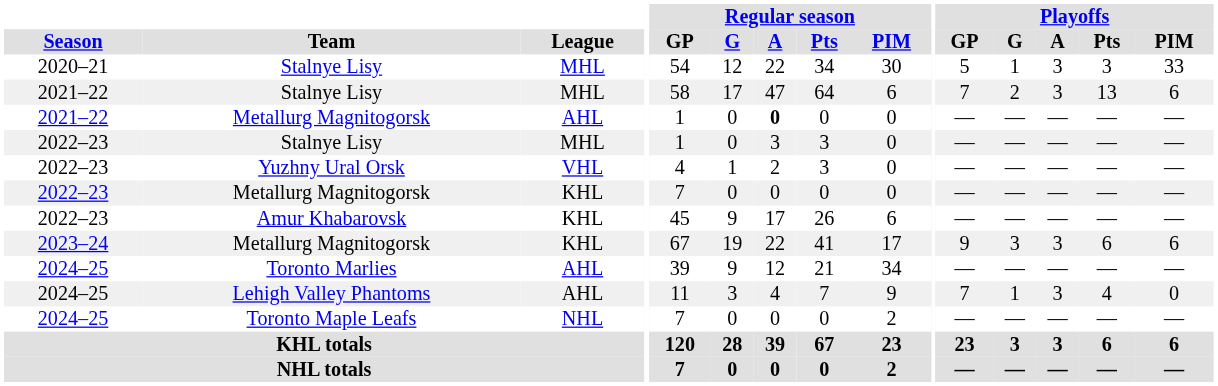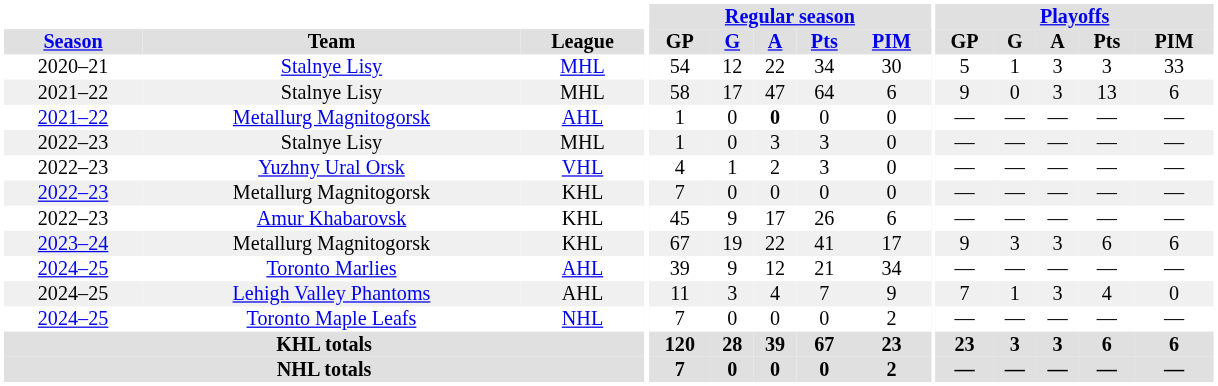(964, 92) 7 -> (964, 92) 9
(1015, 92) 2 -> (1015, 92) 0
